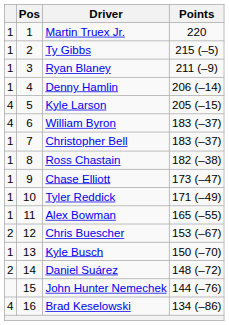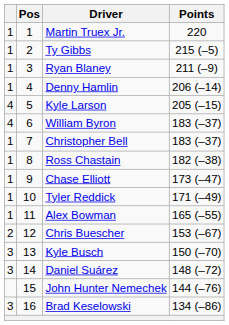(10, 251) 1 -> (10, 251) 3
(10, 270) 2 -> (10, 270) 3
(10, 306) 4 -> (10, 306) 3
